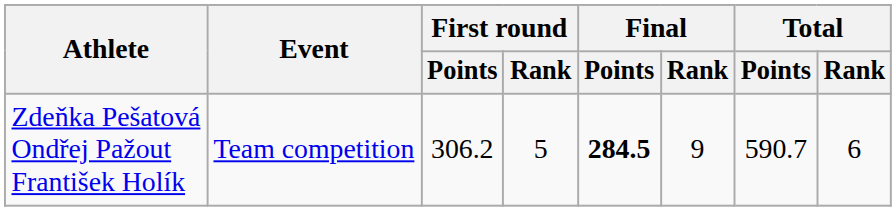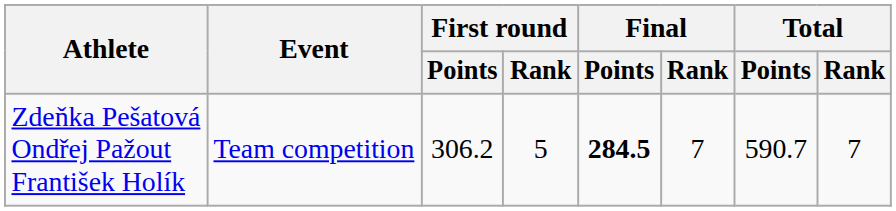(697, 149) 9 -> (697, 149) 7
(854, 149) 6 -> (854, 149) 7
